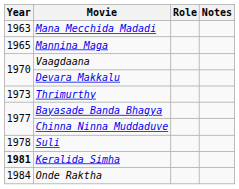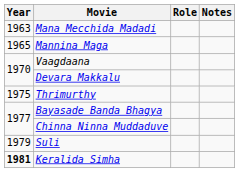(19, 94) 1973 -> (19, 94) 1975
(19, 143) 1978 -> (19, 143) 1979
- row: (69, 176)
